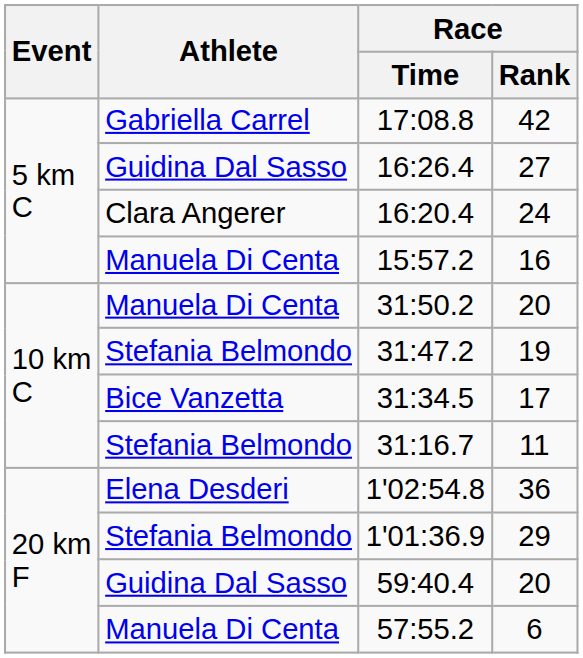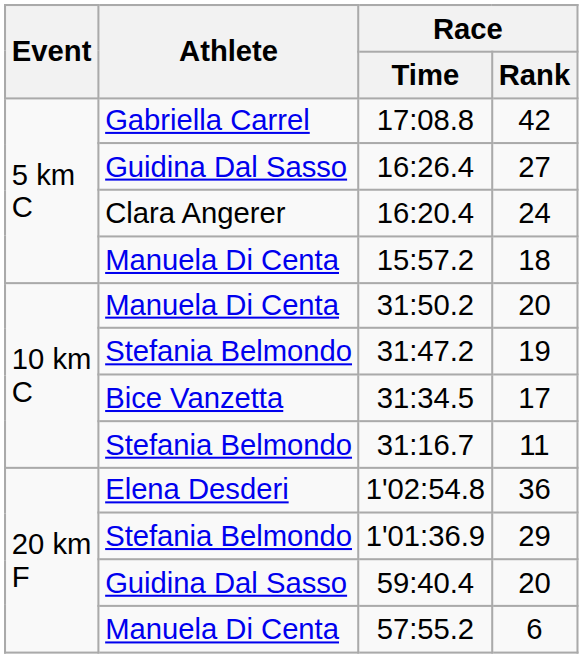(534, 259) 16 -> (534, 259) 18
